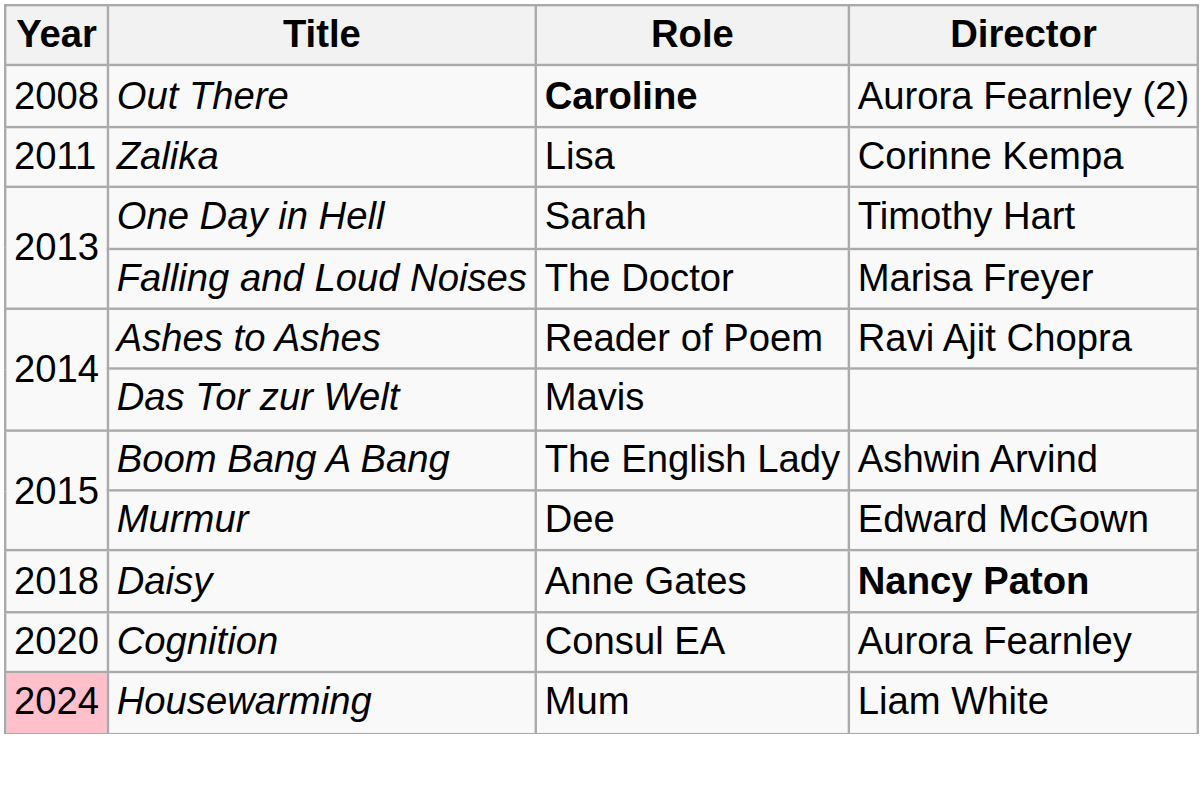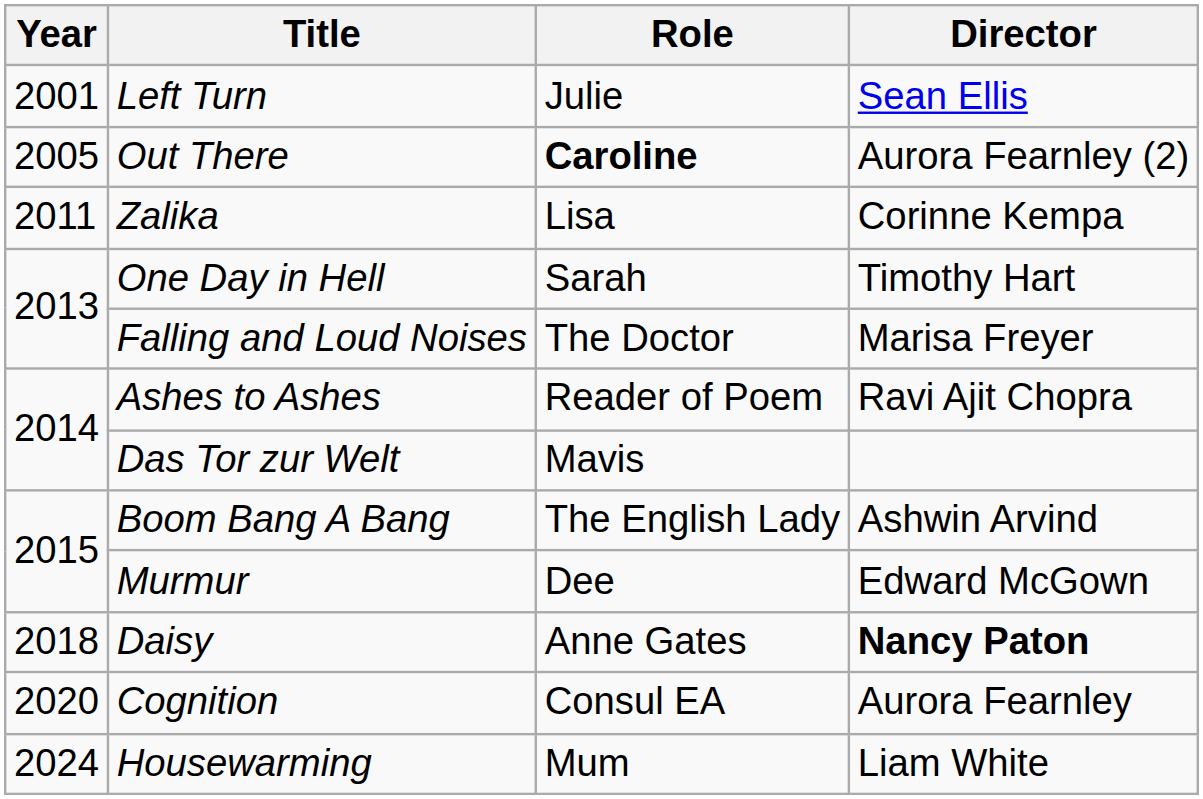+ row: (192, 95)
(57, 95) 2008 -> (57, 156) 2005
(57, 701) pink background -> (57, 762) no background
